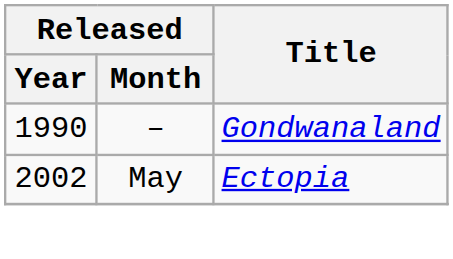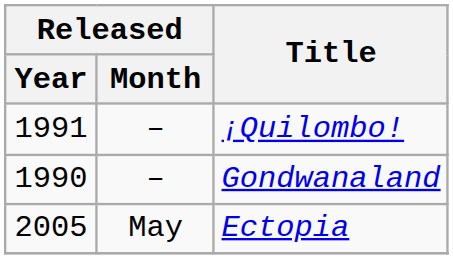+ row: (313, 129)
(51, 179) 2002 -> (51, 228) 2005
